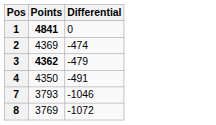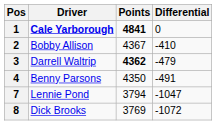+ column: (72, 12)
(46, 45) 4369 -> (134, 45) 4367
(78, 45) -474 -> (165, 45) -410
(46, 95) 3793 -> (134, 95) 3794
(80, 95) -1046 -> (168, 95) -1047
